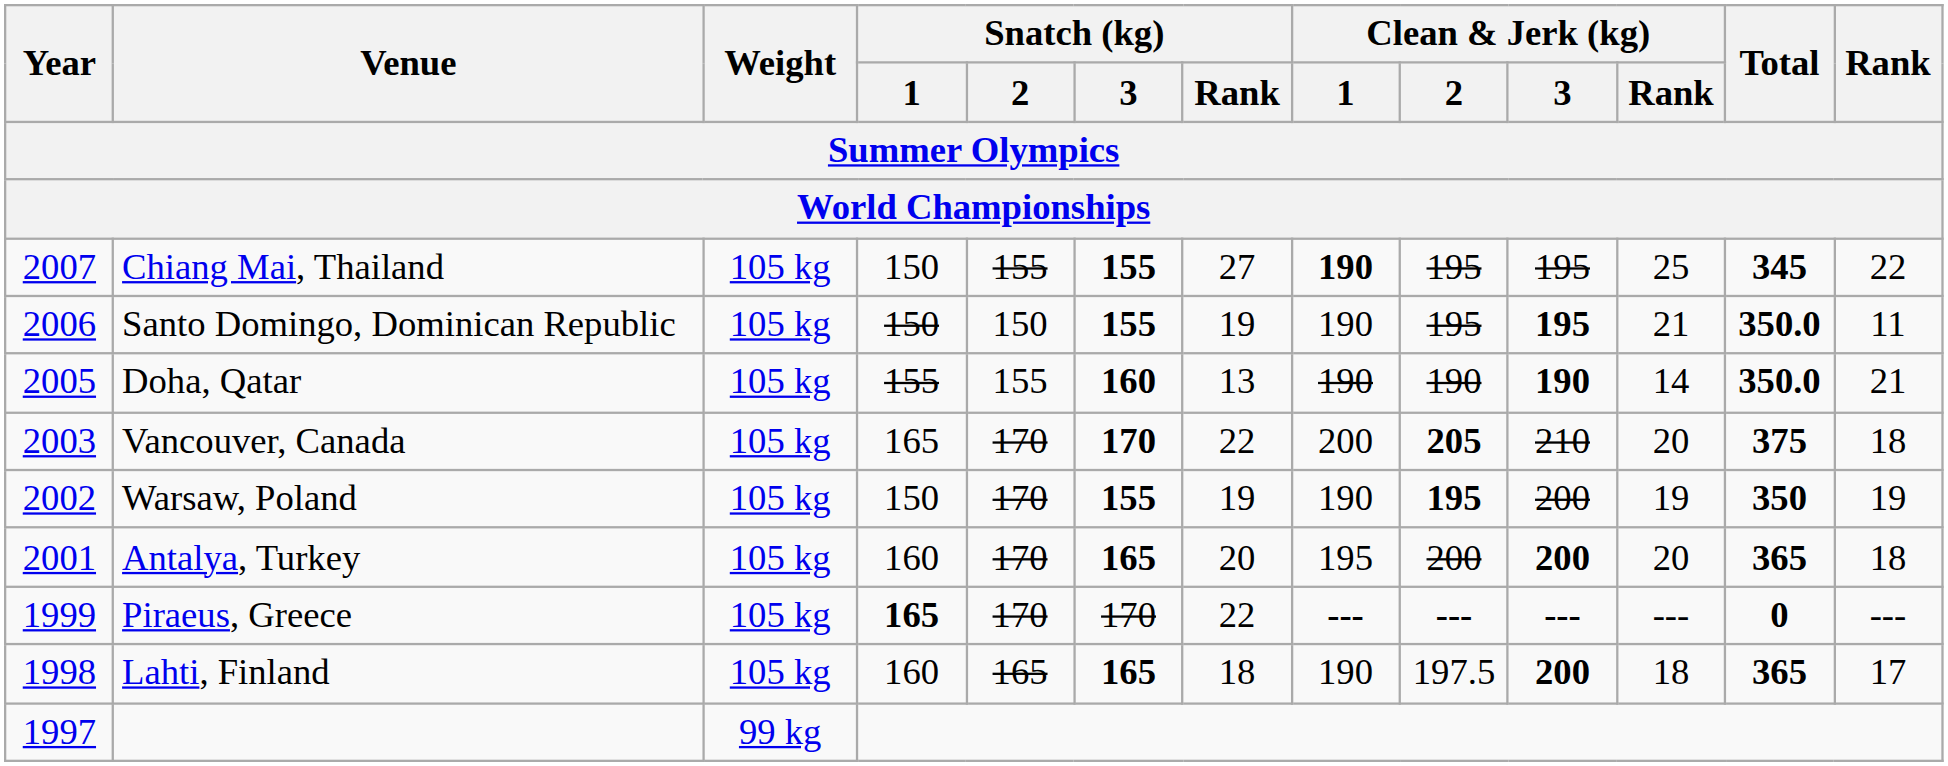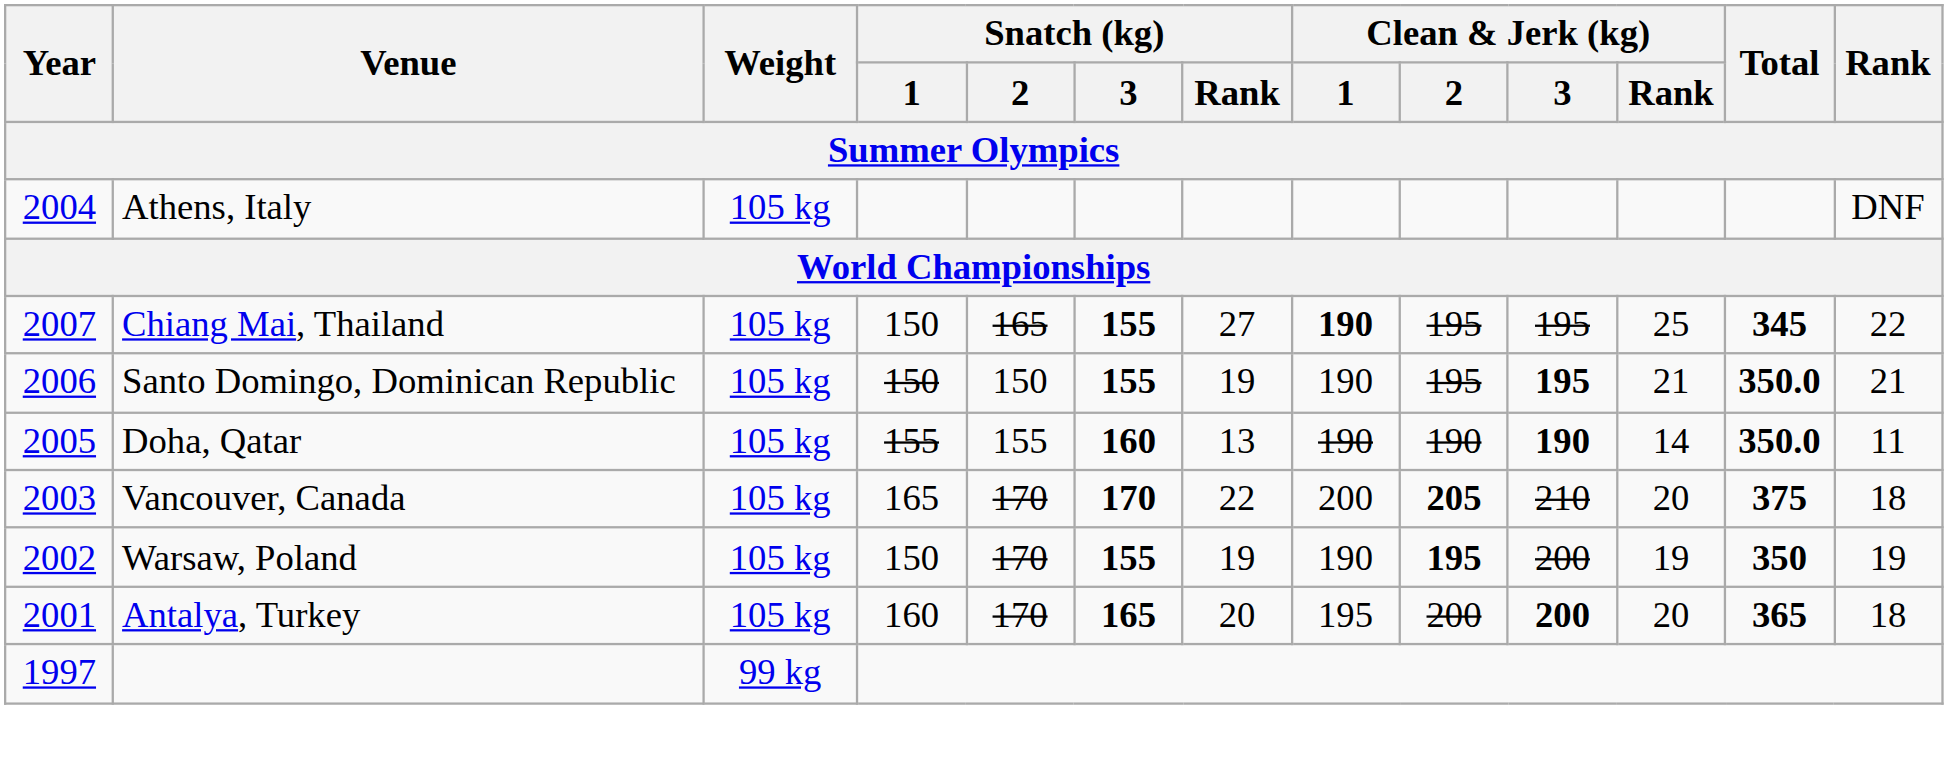+ row: (217, 207)
(1020, 265) 155 -> (1020, 324) 165
(1888, 324) 11 -> (1888, 382) 21
(1888, 382) 21 -> (1888, 440) 11
- row: (237, 614)
- row: (226, 672)
